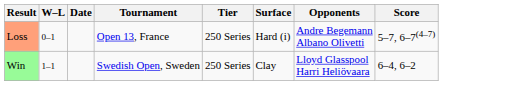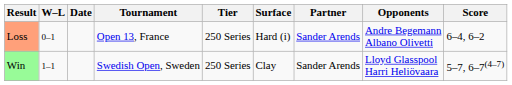+ column: (328, 13)
(407, 36) 5–7, 6–7(4–7) -> (465, 36) 6–4, 6–2
(397, 65) 6–4, 6–2 -> (475, 65) 5–7, 6–7(4–7)
